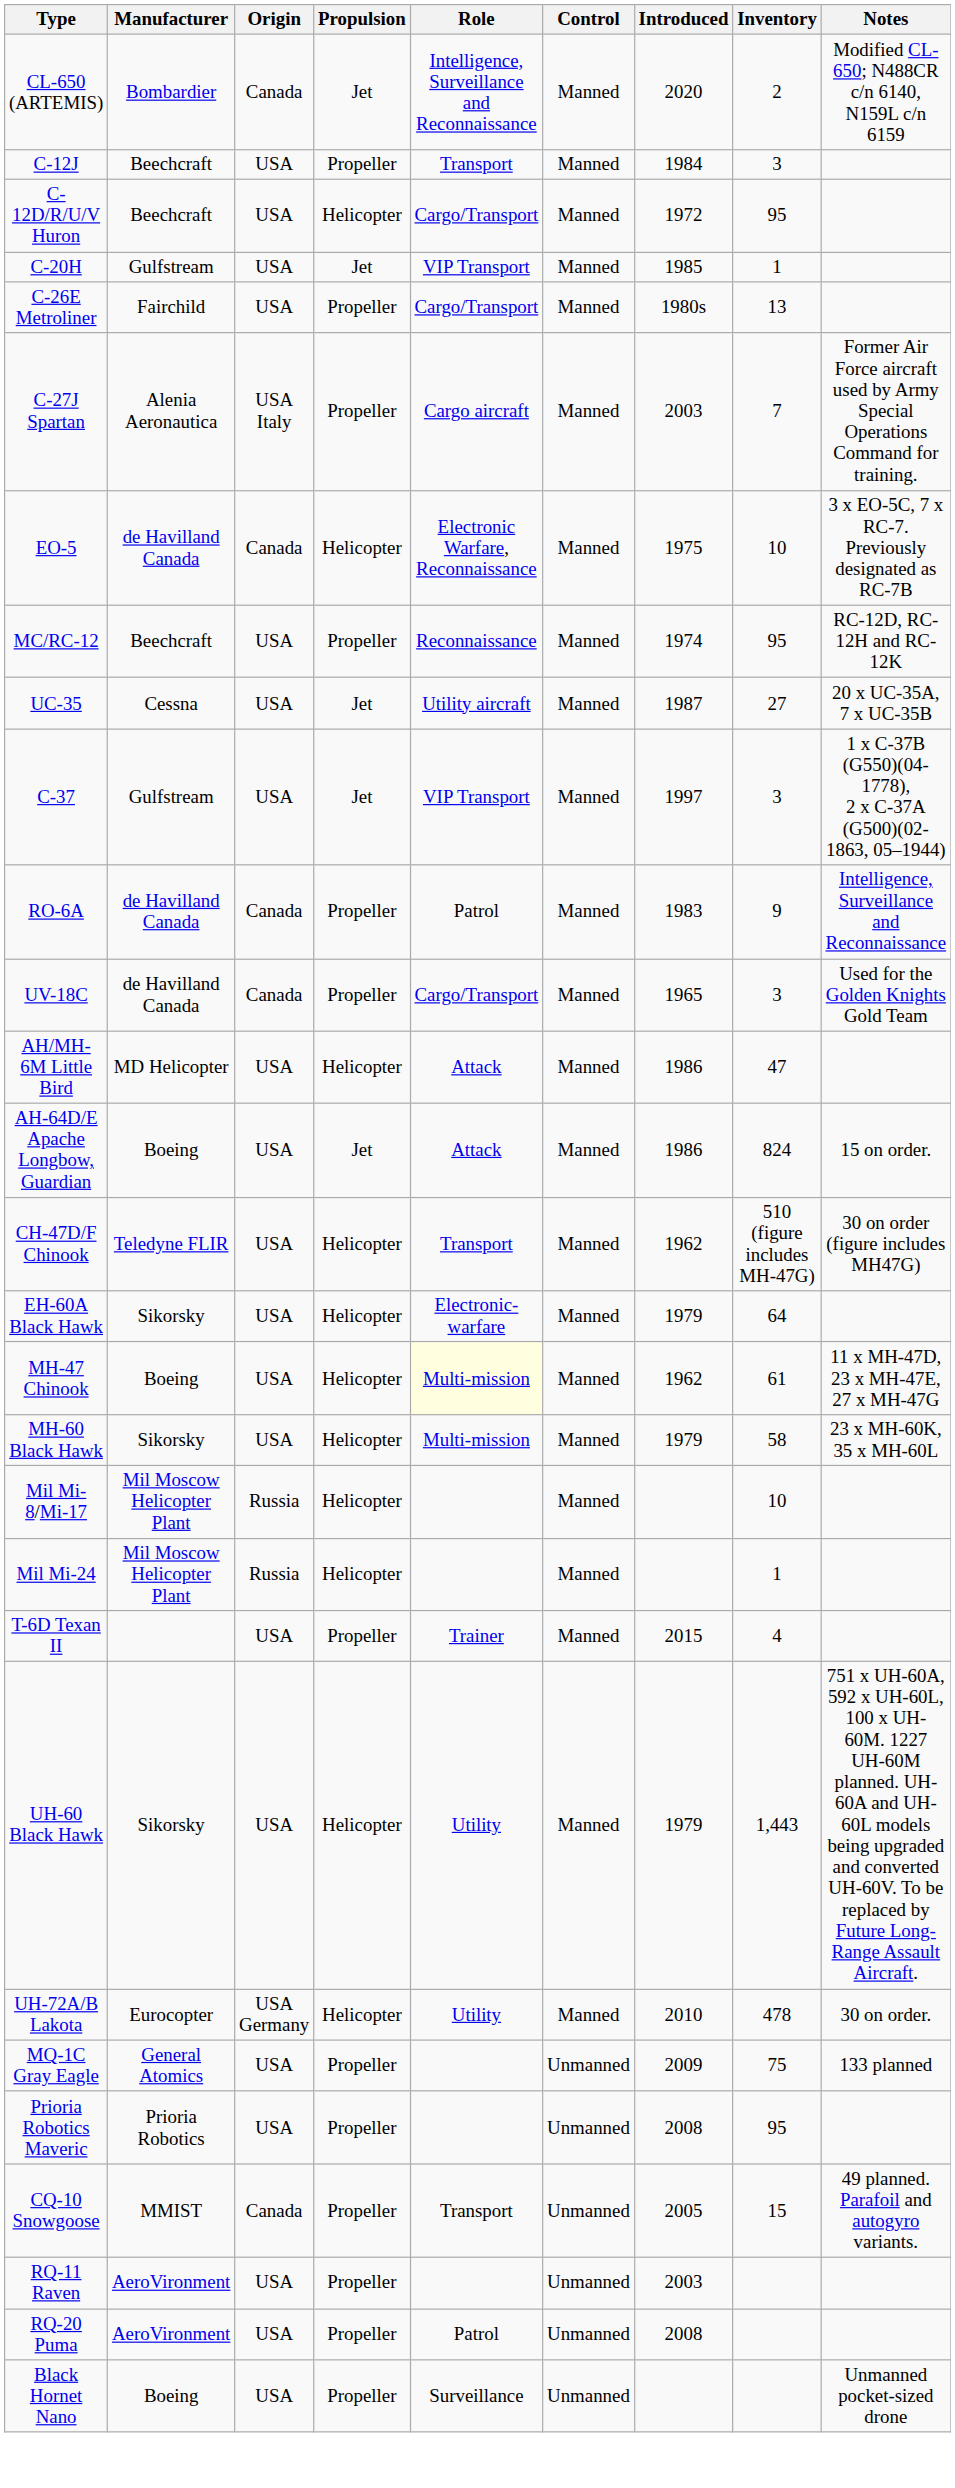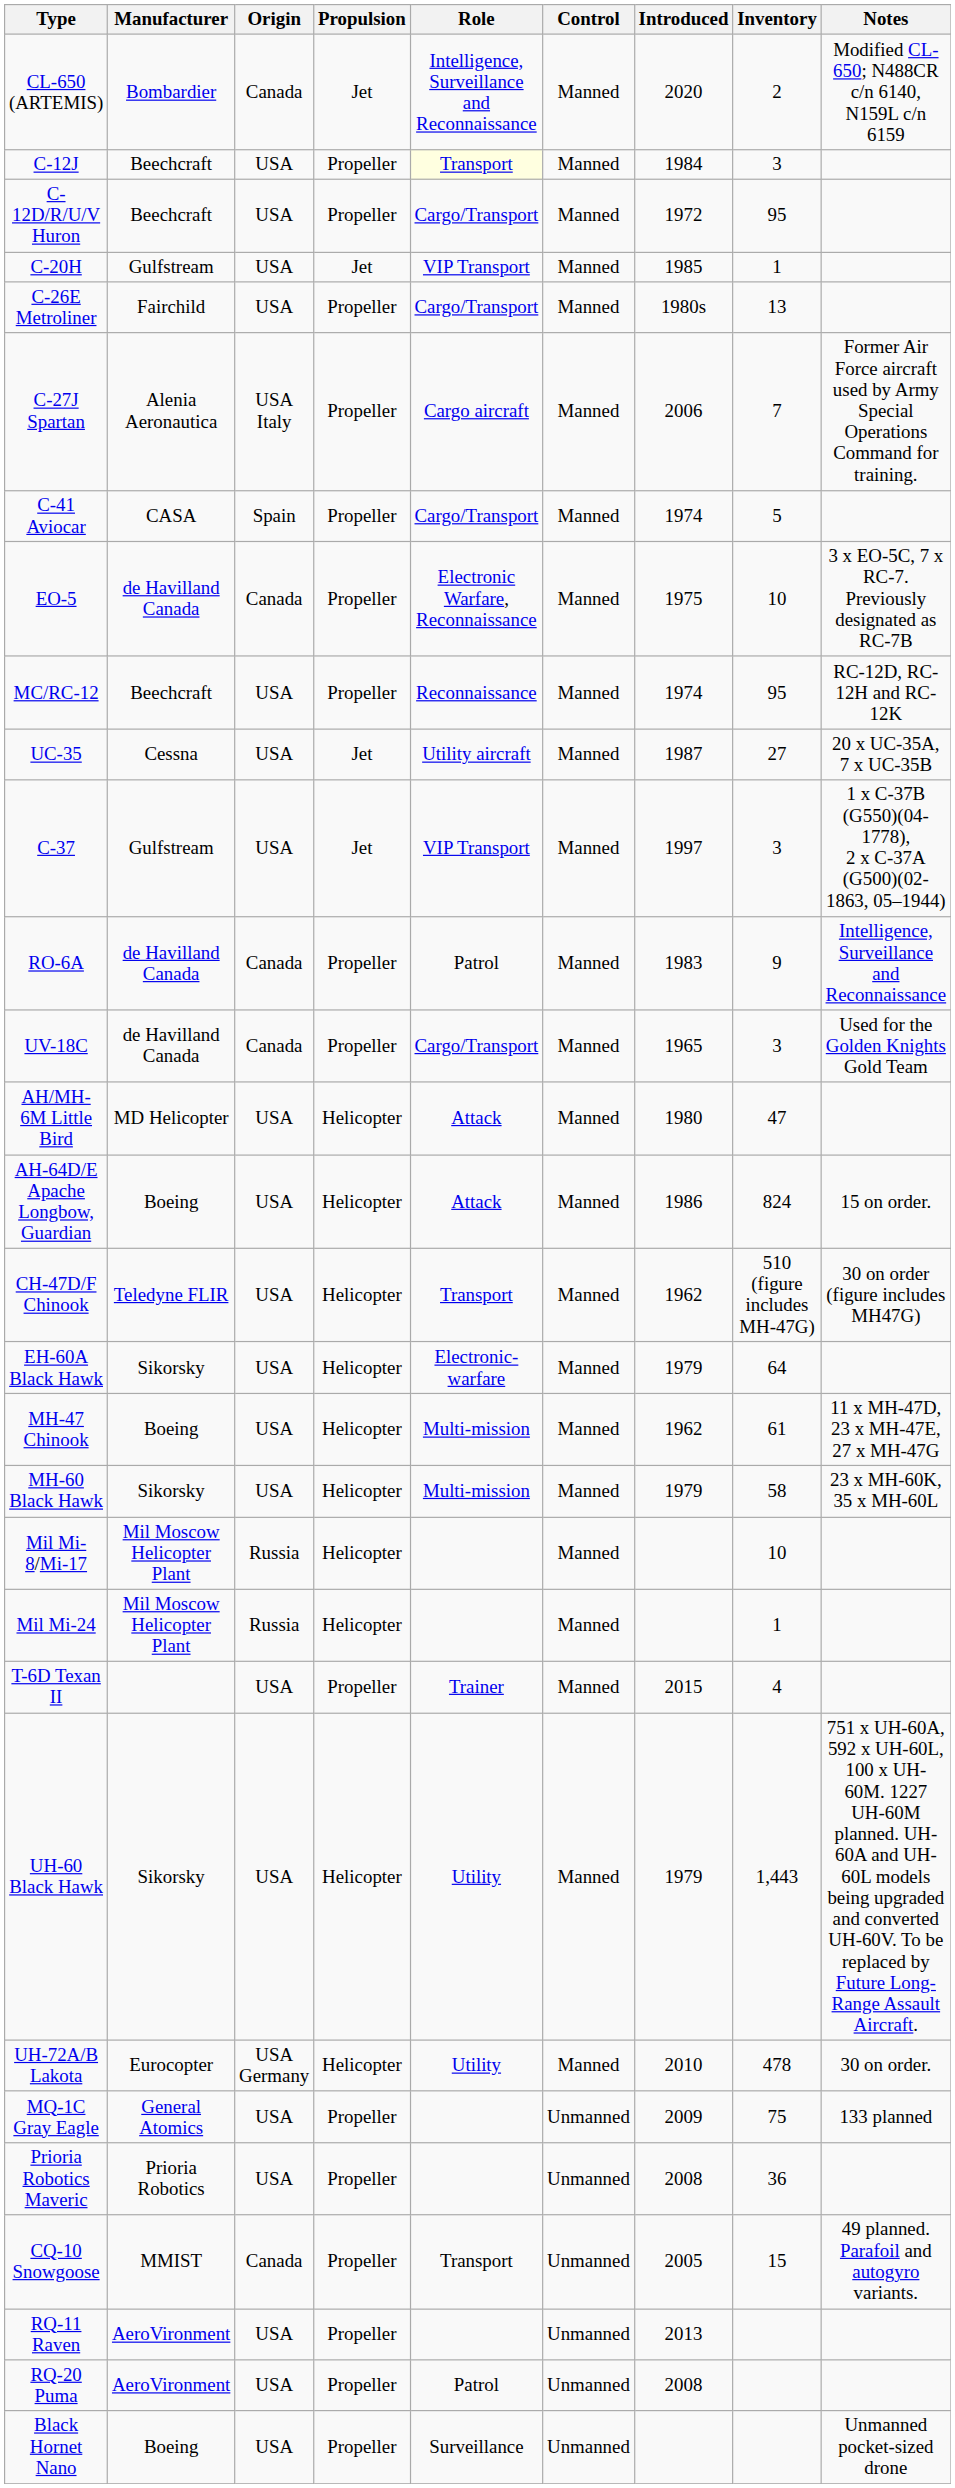(476, 164) no background -> (476, 164) lightyellow background
(362, 215) Helicopter -> (362, 215) Propeller
(683, 411) 2003 -> (683, 411) 2006
+ row: (56, 515)
(362, 547) Helicopter -> (362, 598) Propeller
(683, 1067) 1986 -> (683, 1118) 1980
(362, 1150) Jet -> (362, 1201) Helicopter
(476, 1378) lightyellow background -> (476, 1429) no background
(777, 2127) 95 -> (777, 2178) 36
(683, 2282) 2003 -> (683, 2334) 2013
